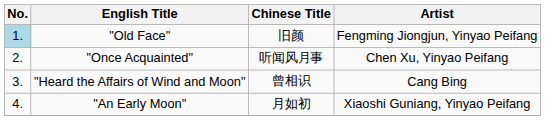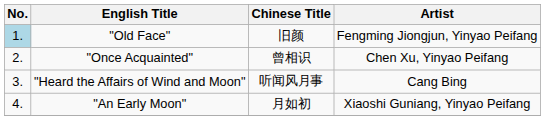(291, 58) 听闻风月事 -> (291, 58) 曾相识
(291, 81) 曾相识 -> (291, 81) 听闻风月事
